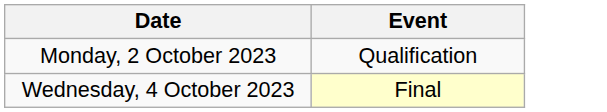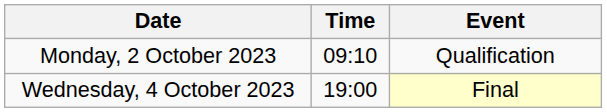+ column: (350, 21)
